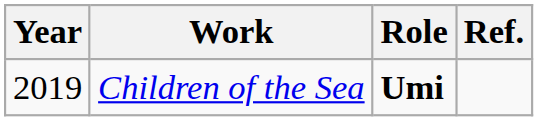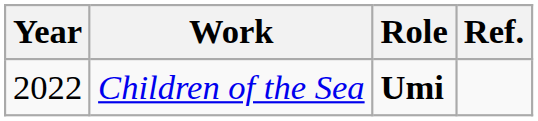(48, 86) 2019 -> (48, 86) 2022
